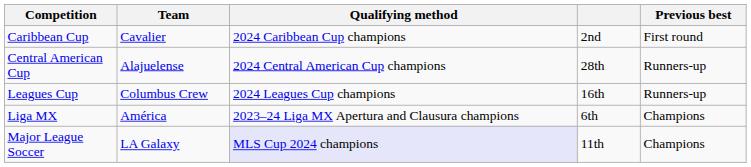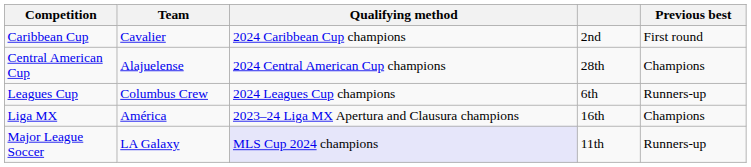(675, 65) Runners-up -> (674, 65) Champions
(593, 94) 16th -> (589, 94) 6th
(589, 115) 6th -> (593, 115) 16th
(674, 144) Champions -> (675, 144) Runners-up
